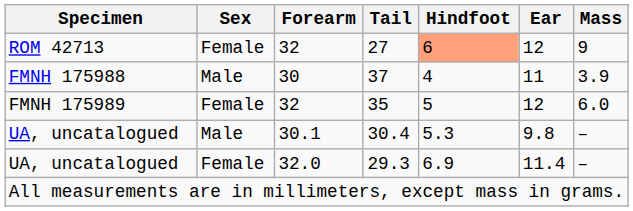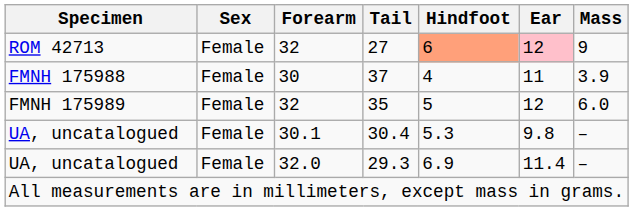(533, 48) no background -> (533, 48) pink background
(222, 77) Male -> (233, 77) Female
(222, 134) Male -> (233, 134) Female
